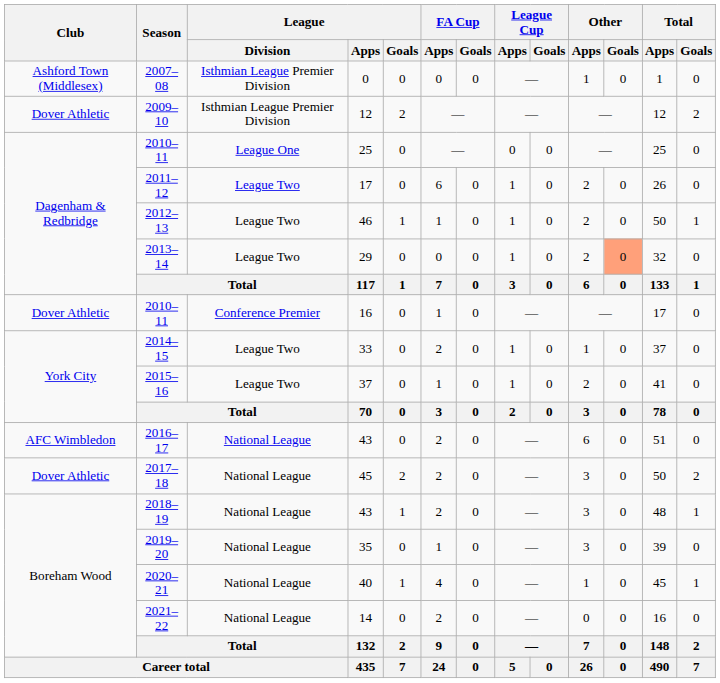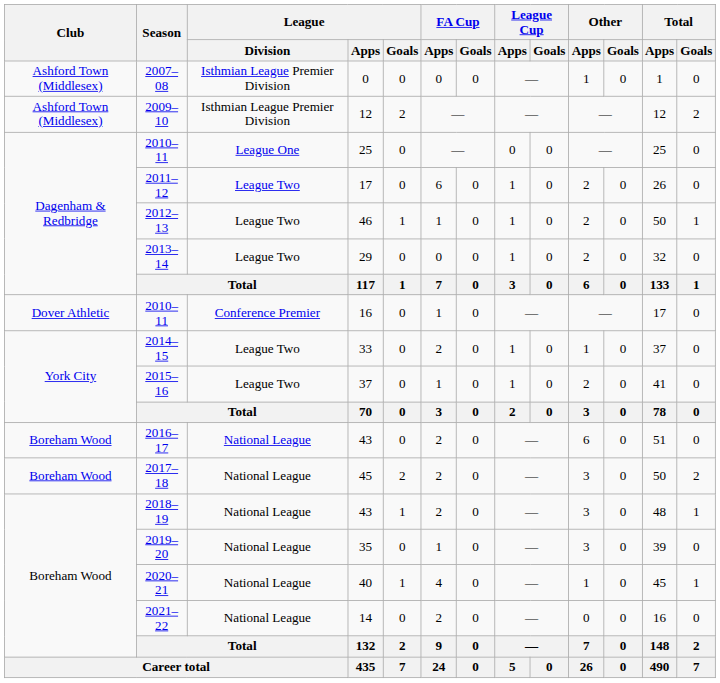(70, 114) Dover Athletic -> (70, 114) Ashford Town (Middlesex)
(623, 256) lightsalmon background -> (623, 256) no background
(70, 440) AFC Wimbledon -> (70, 440) Boreham Wood
(70, 475) Dover Athletic -> (70, 475) Boreham Wood
